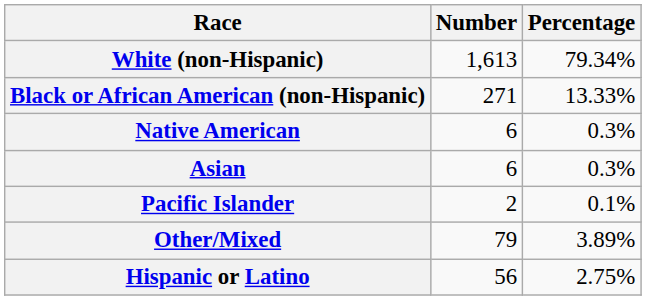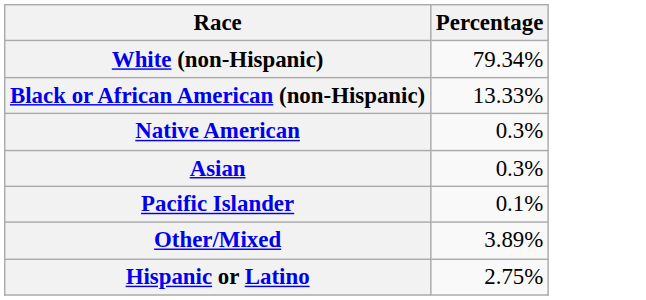- column: (476, 22)
